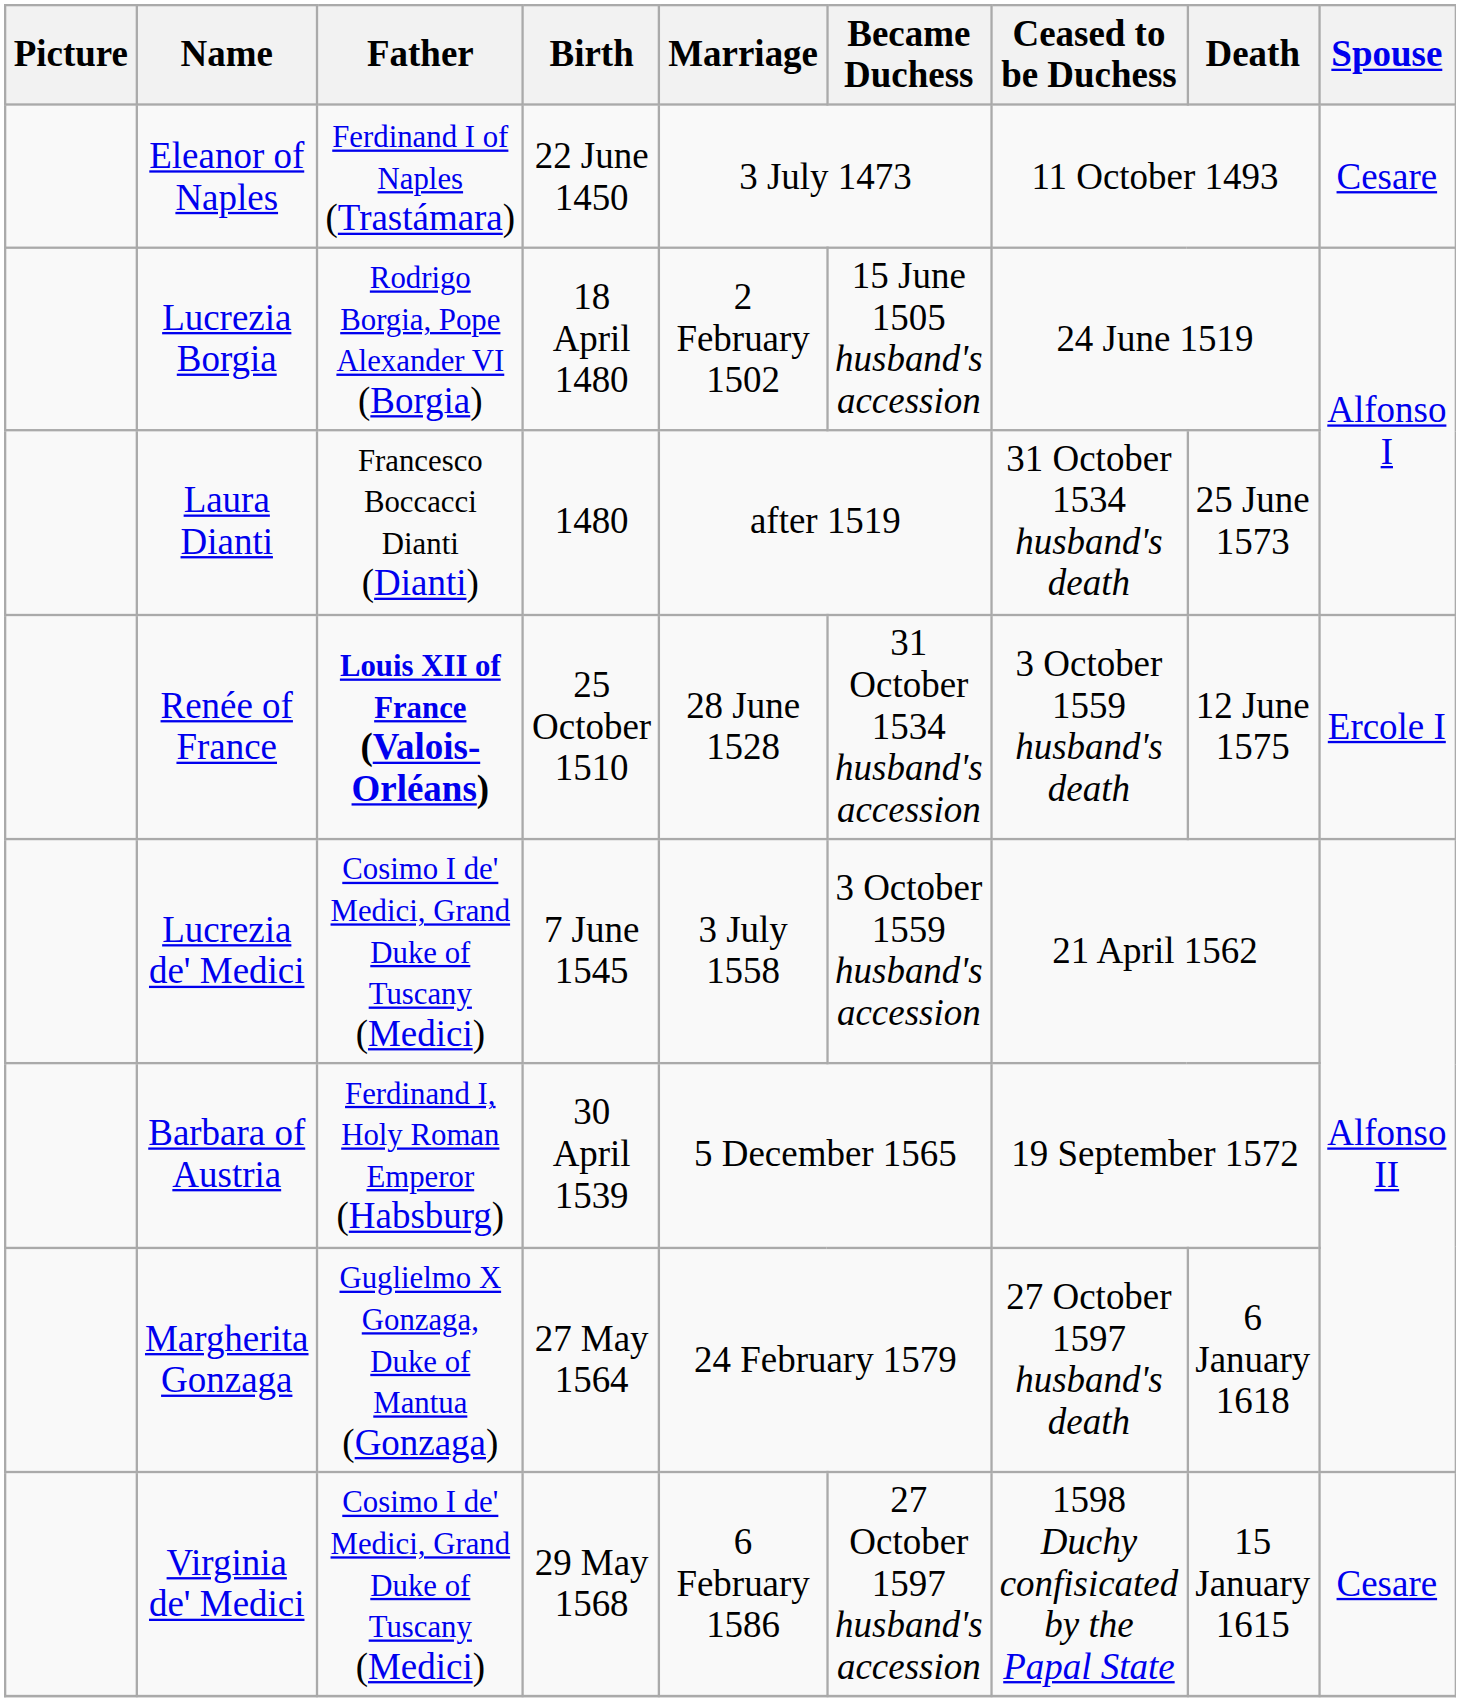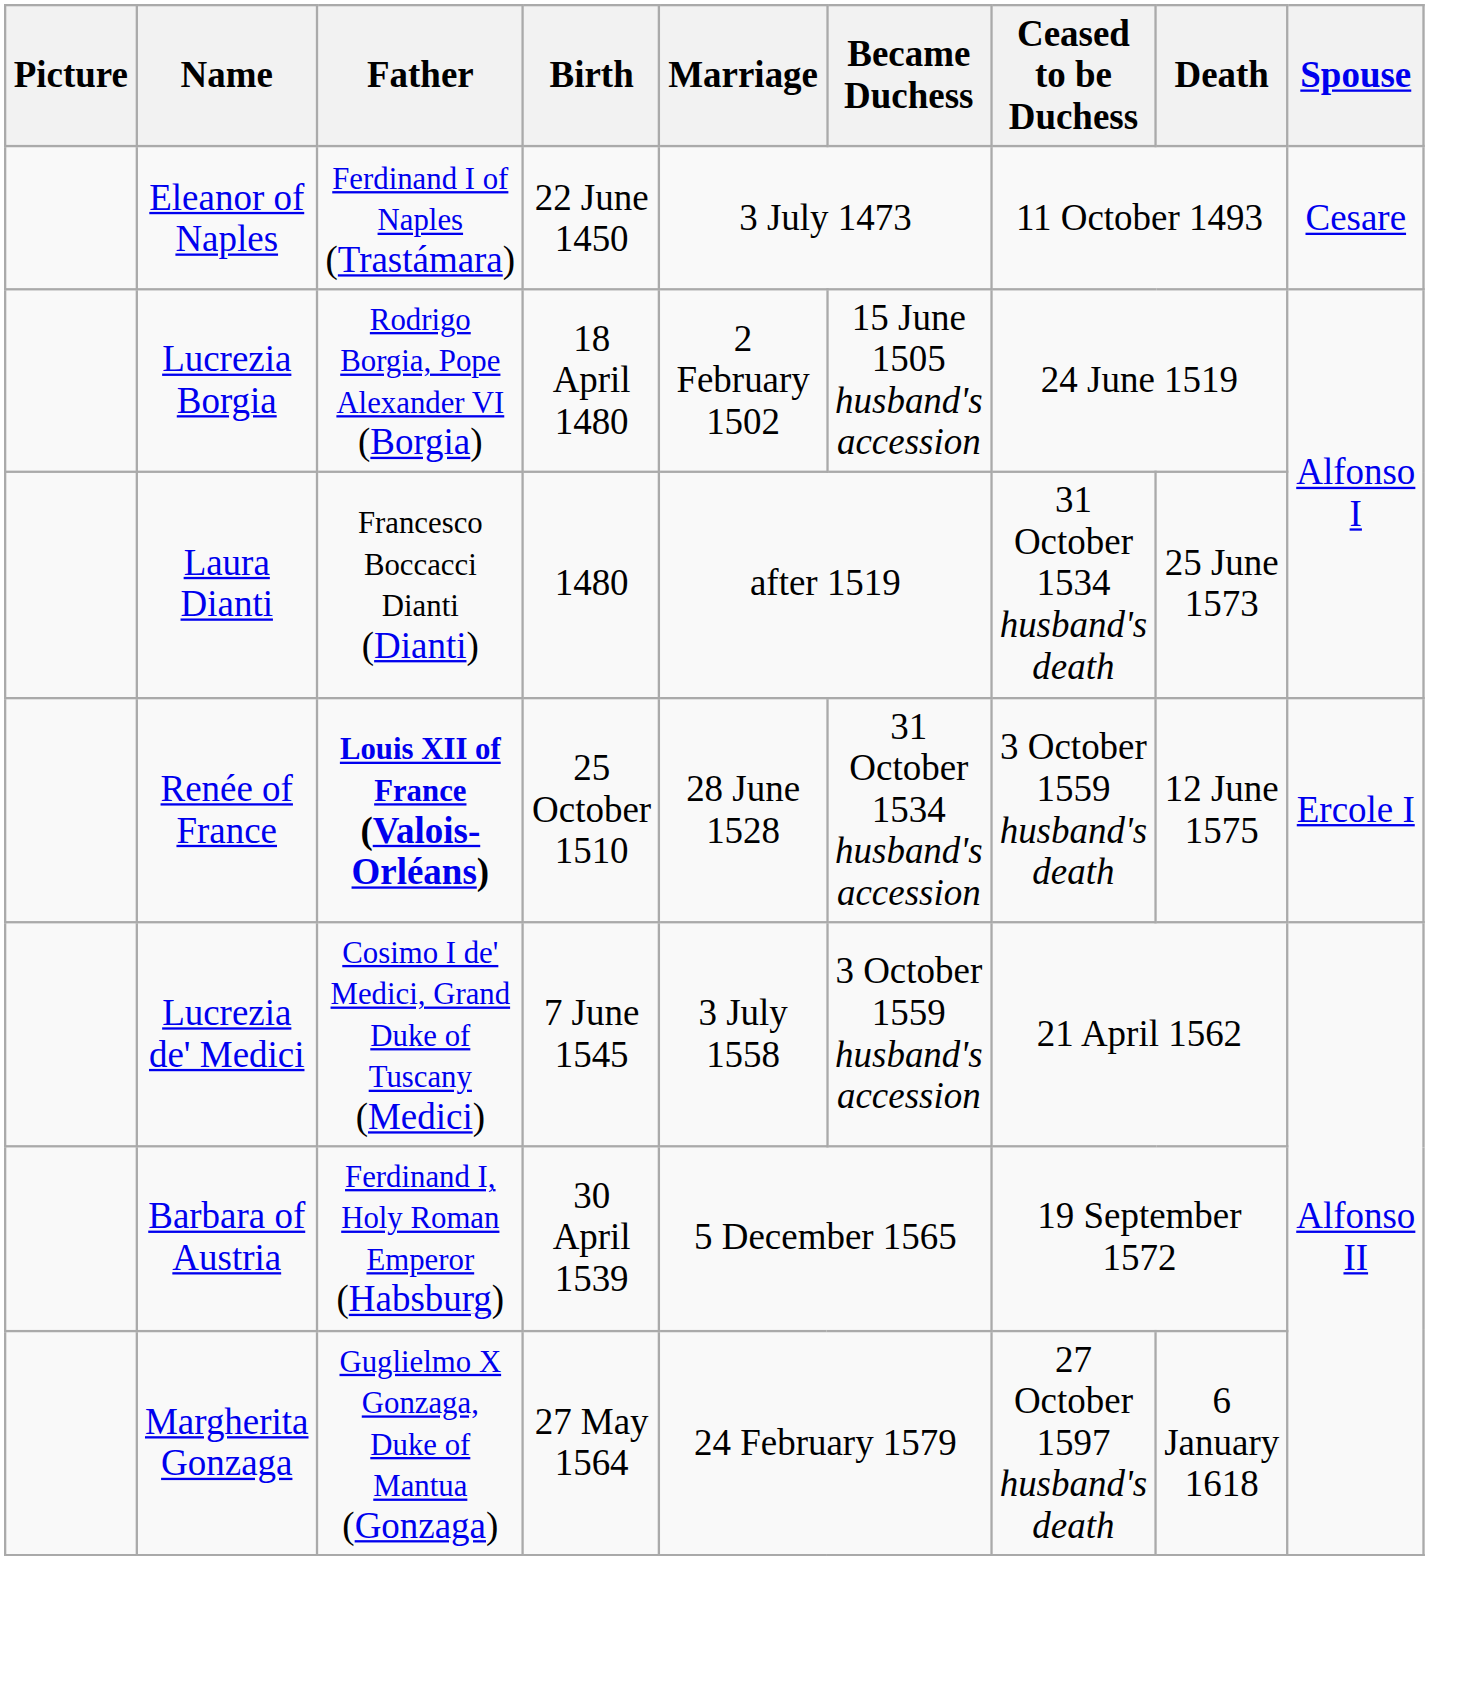- row: (227, 1583)
